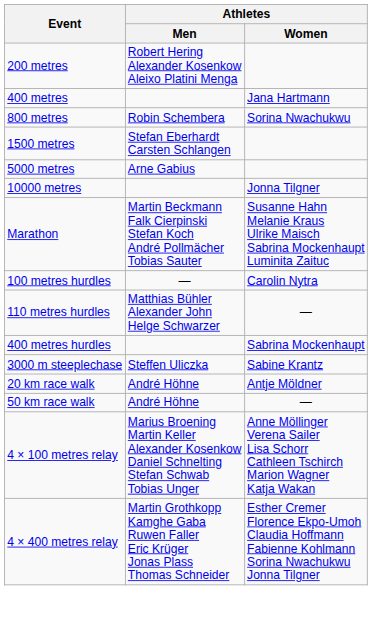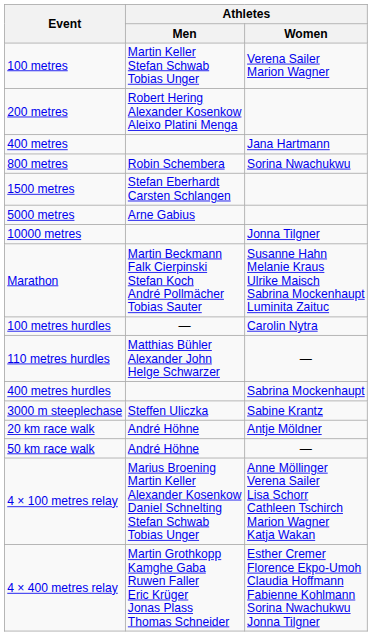+ row: (37, 66)
